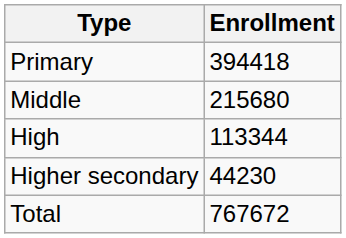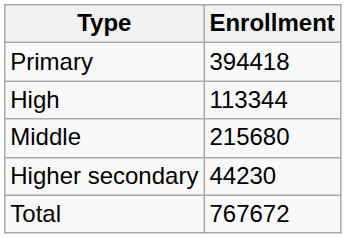rows swapped: (46, 99) <-> (35, 137)
